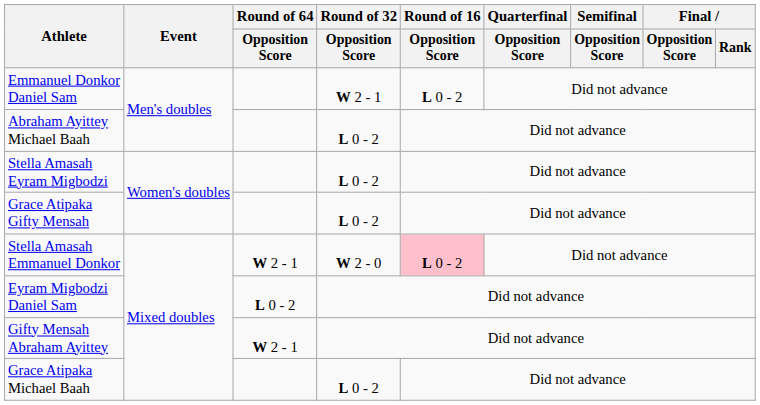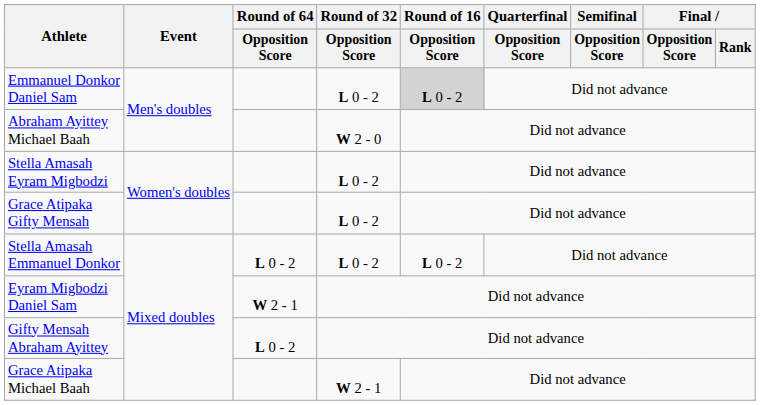(359, 97) W 2 - 1 -> (359, 97) L 0 - 2
(442, 97) no background -> (442, 97) lightgrey background
(359, 139) L 0 - 2 -> (359, 139) W 2 - 0
(275, 264) W 2 - 1 -> (275, 264) L 0 - 2
(359, 264) W 2 - 0 -> (359, 264) L 0 - 2
(442, 264) pink background -> (442, 264) no background
(275, 305) L 0 - 2 -> (275, 305) W 2 - 1
(275, 347) W 2 - 1 -> (275, 347) L 0 - 2
(359, 388) L 0 - 2 -> (359, 388) W 2 - 1
